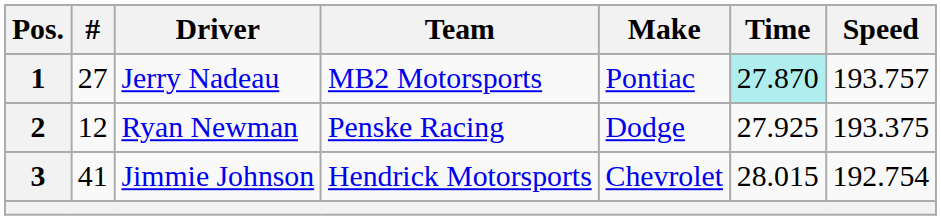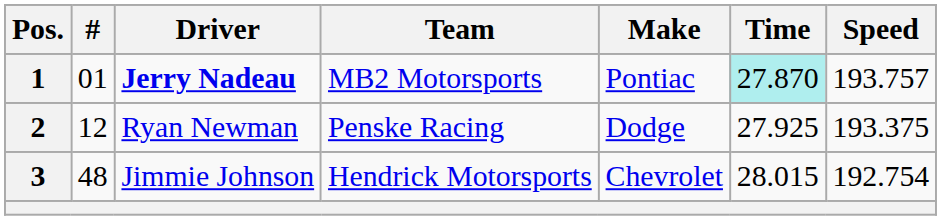(93, 78) 27 -> (93, 78) 01
(200, 78) normal -> (209, 78) bold
(93, 176) 41 -> (93, 176) 48
